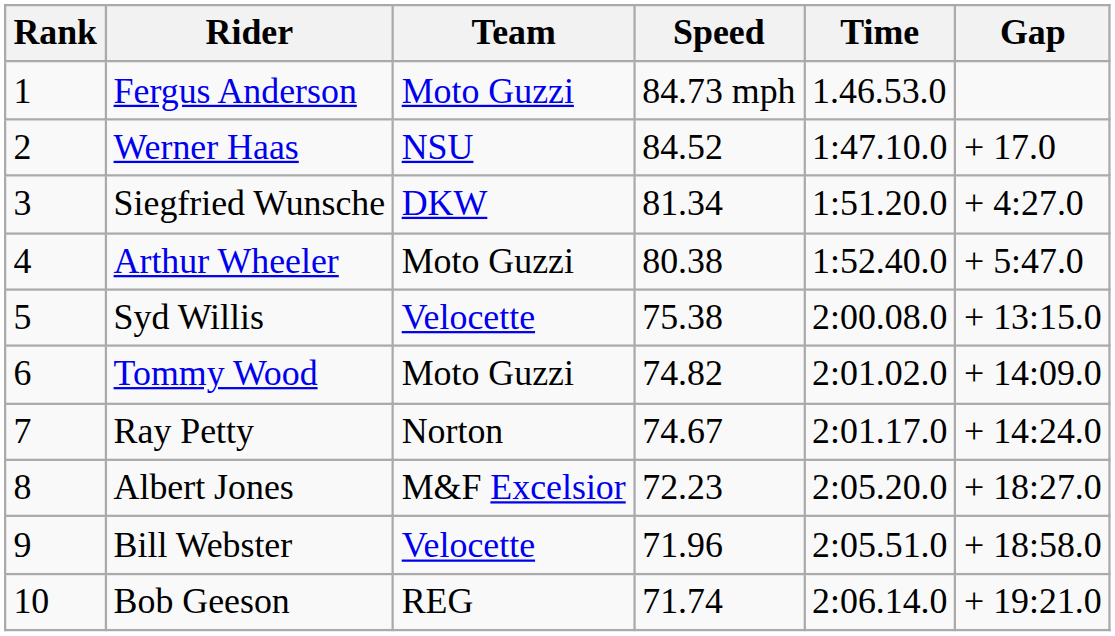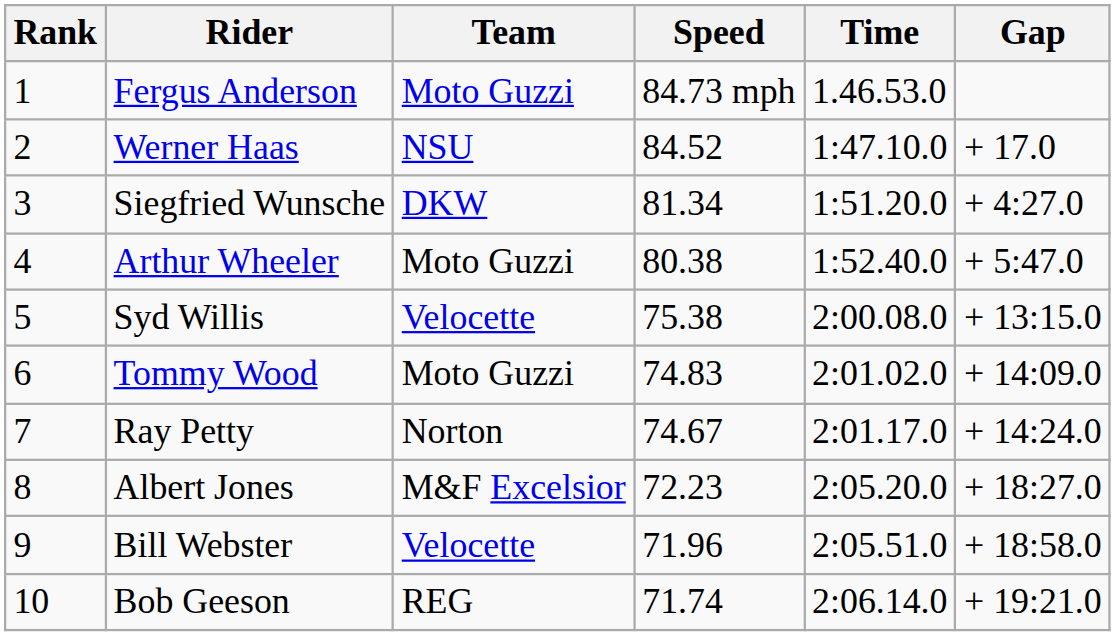(683, 373) 74.82 -> (683, 373) 74.83
